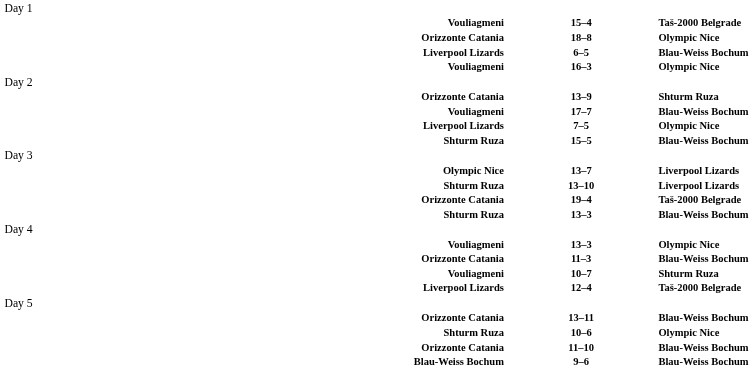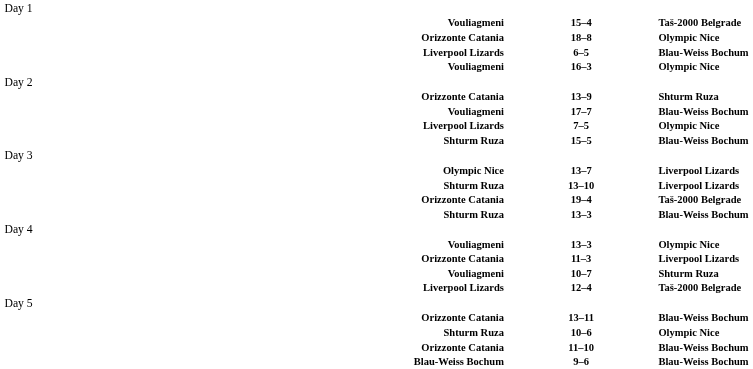(703, 259) Blau-Weiss Bochum -> (699, 259) Liverpool Lizards
